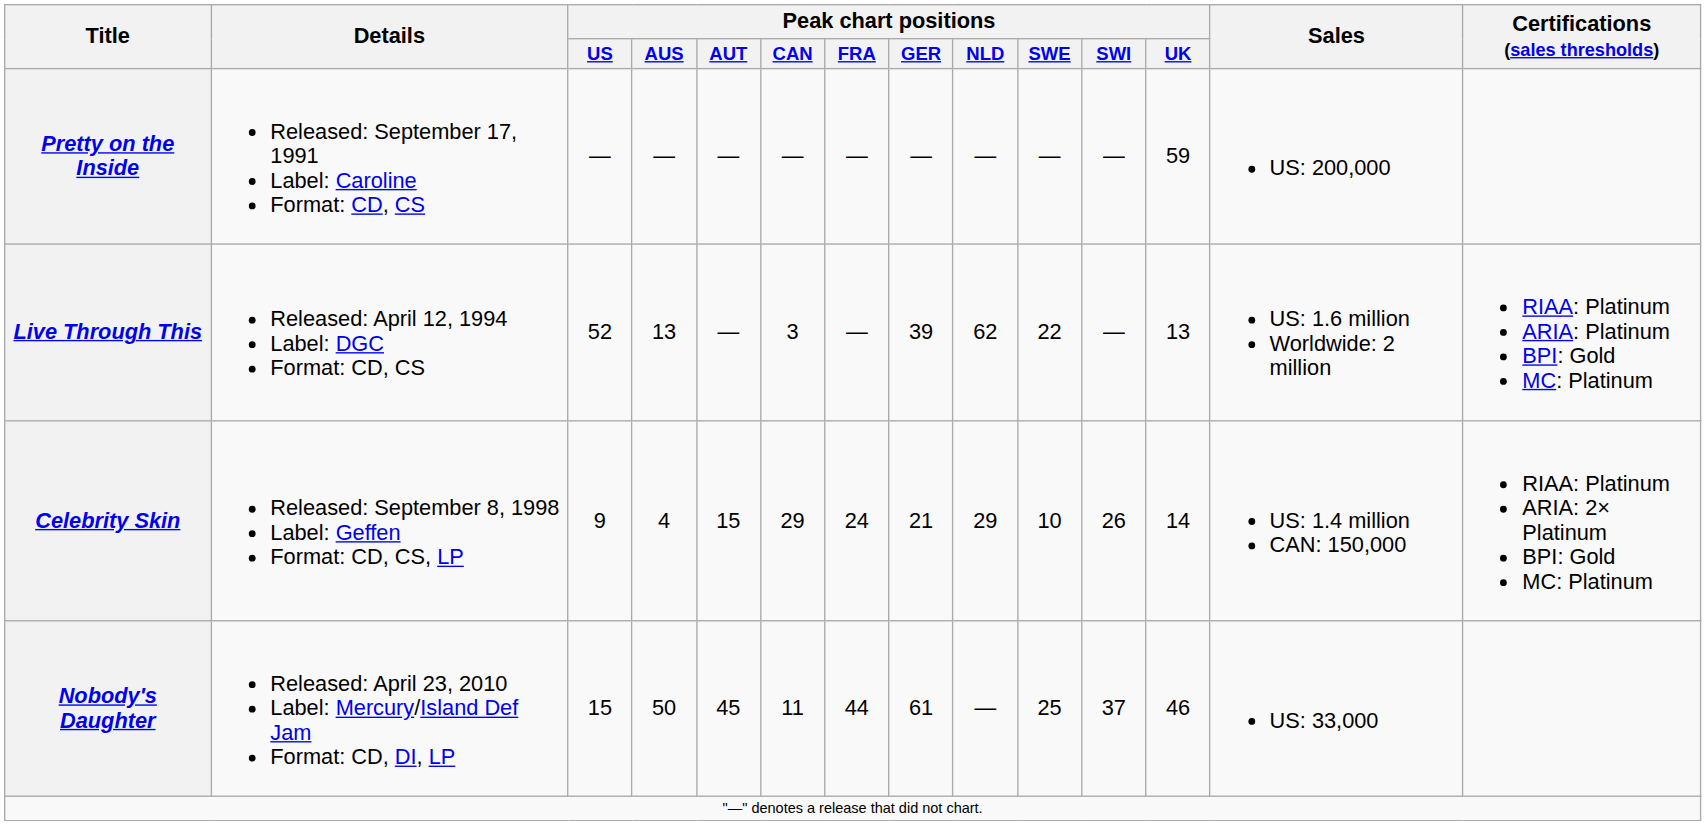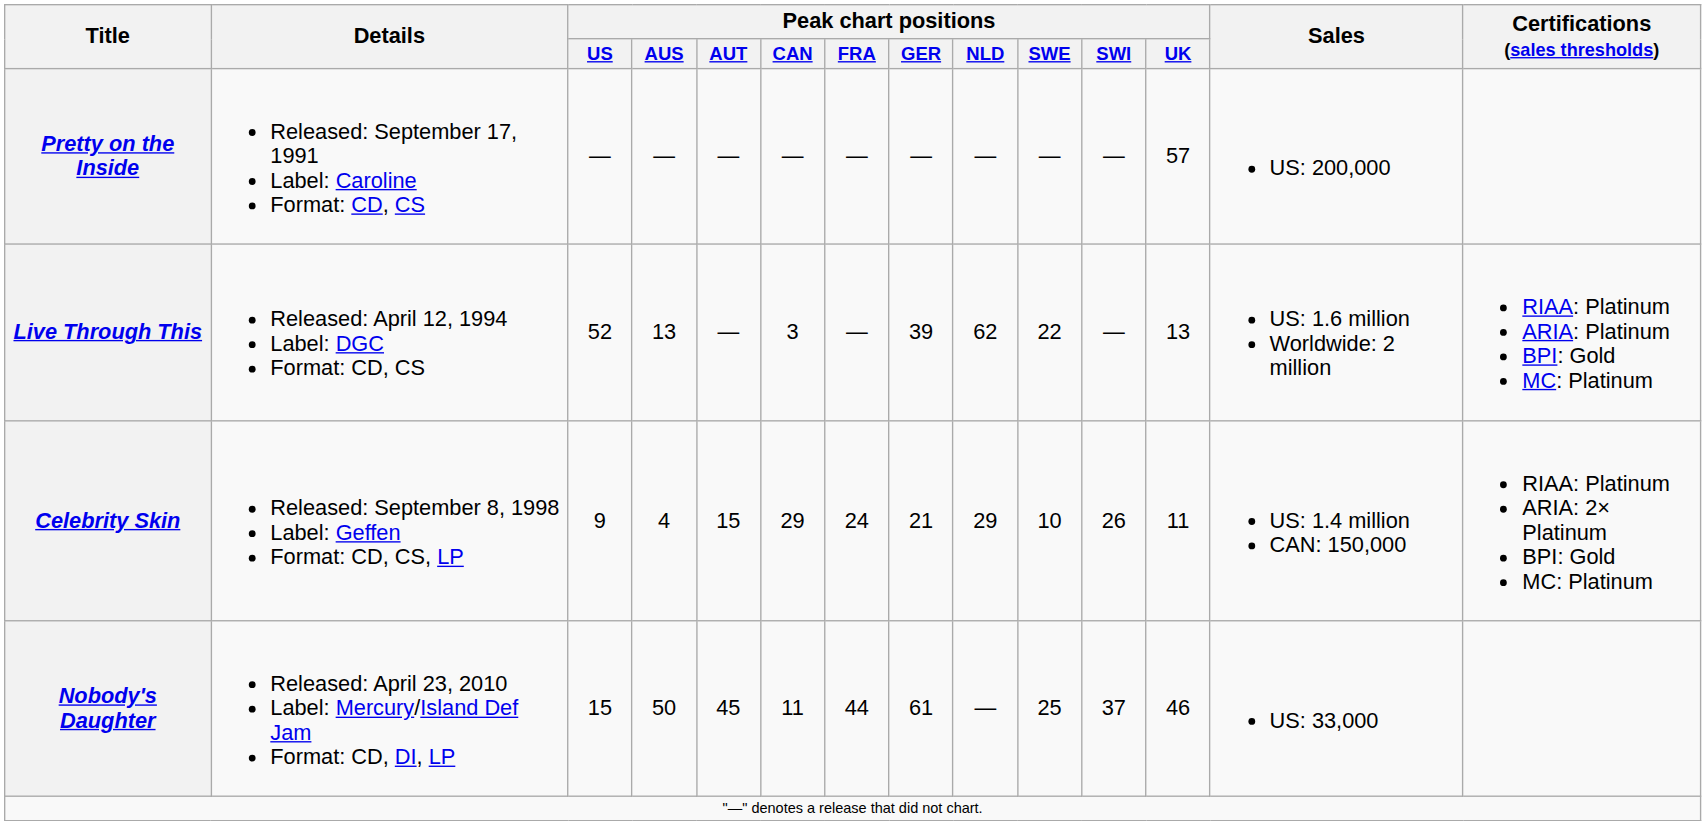(1178, 156) 59 -> (1178, 156) 57
(1178, 520) 14 -> (1178, 520) 11
